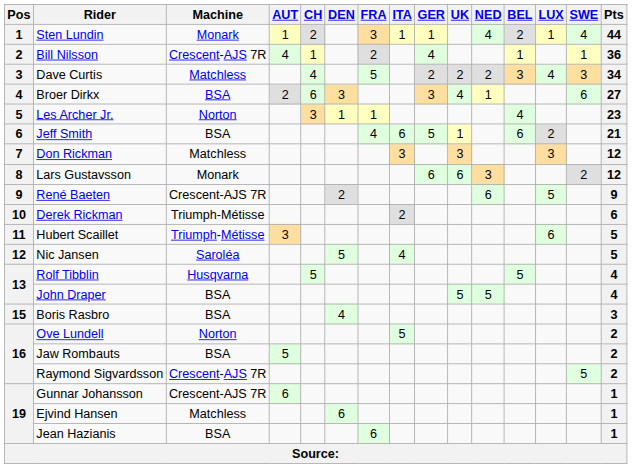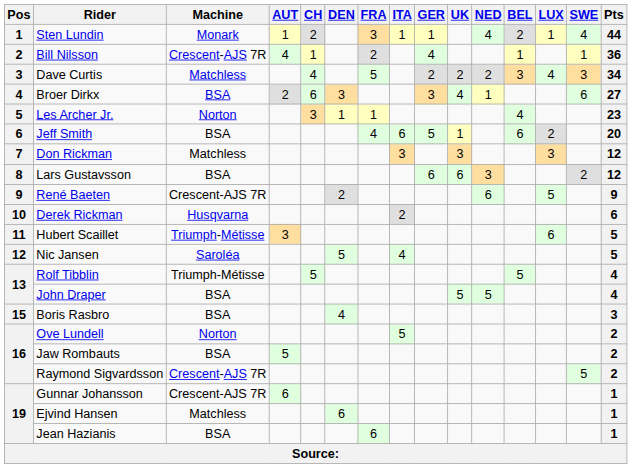(614, 134) 21 -> (614, 134) 20
(218, 174) Monark -> (218, 174) BSA
(218, 214) Triumph-Métisse -> (218, 214) Husqvarna
(218, 274) Husqvarna -> (218, 274) Triumph-Métisse
